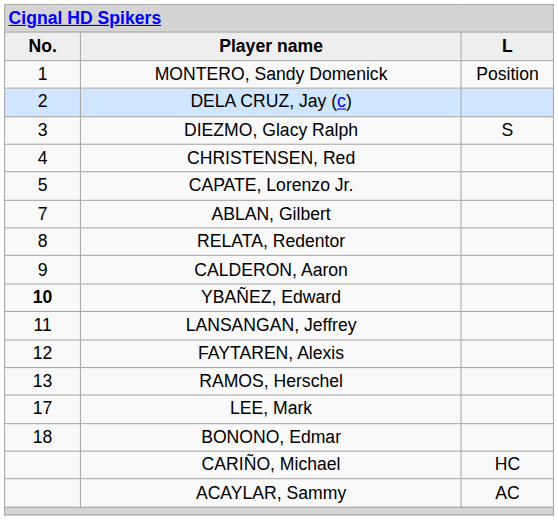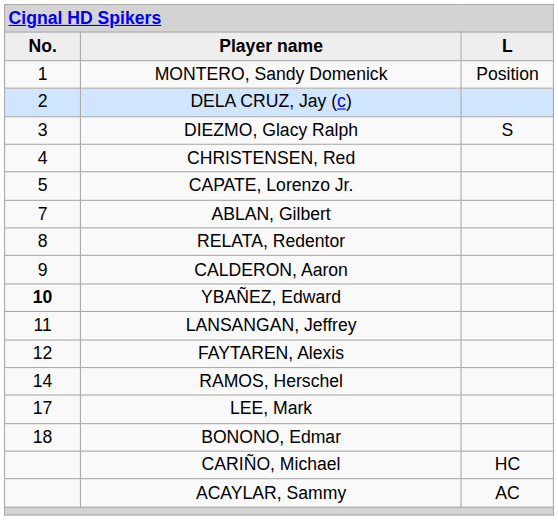(43, 381) 13 -> (43, 381) 14
